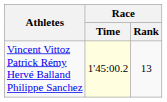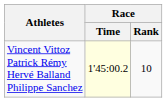(146, 69) 13 -> (146, 69) 10
